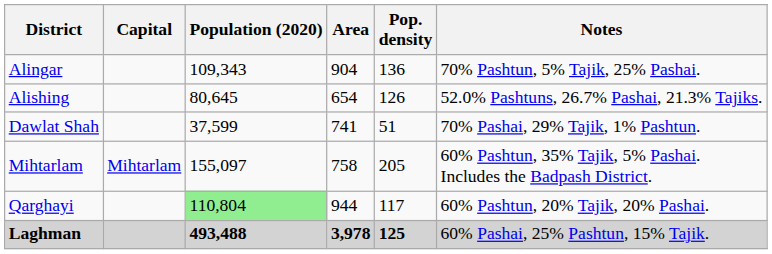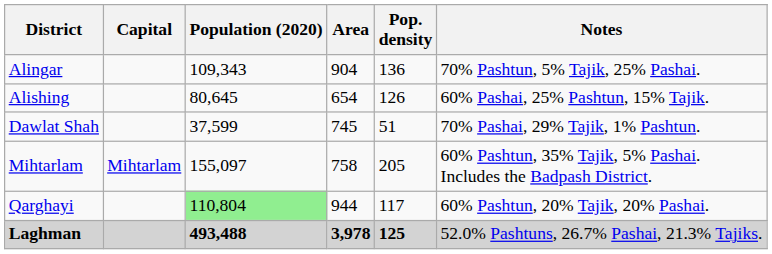(601, 98) 52.0% Pashtuns, 26.7% Pashai, 21.3% Tajiks. -> (575, 98) 60% Pashai, 25% Pashtun, 15% Tajik.
(344, 127) 741 -> (344, 127) 745
(575, 234) 60% Pashai, 25% Pashtun, 15% Tajik. -> (601, 234) 52.0% Pashtuns, 26.7% Pashai, 21.3% Tajiks.
